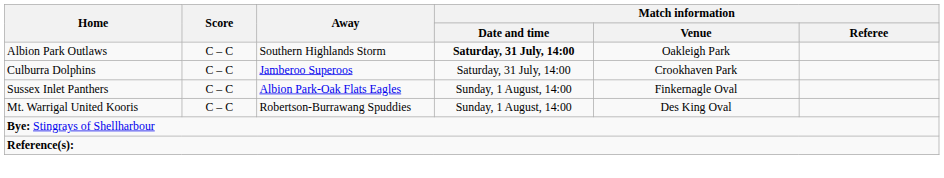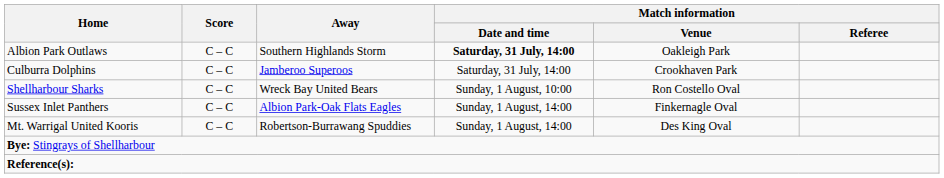+ row: (55, 88)
